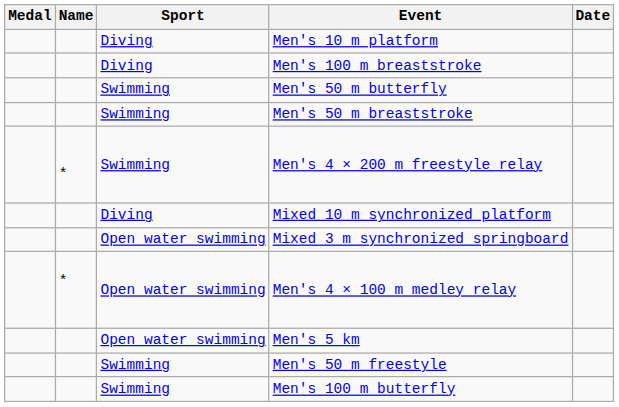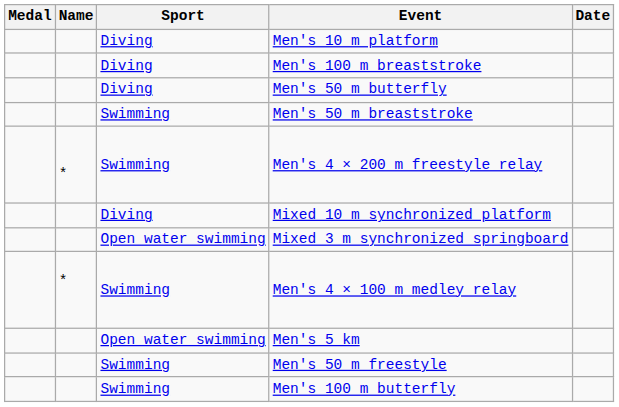(135, 90) Swimming -> (127, 90) Diving
(183, 290) Open water swimming -> (135, 290) Swimming
